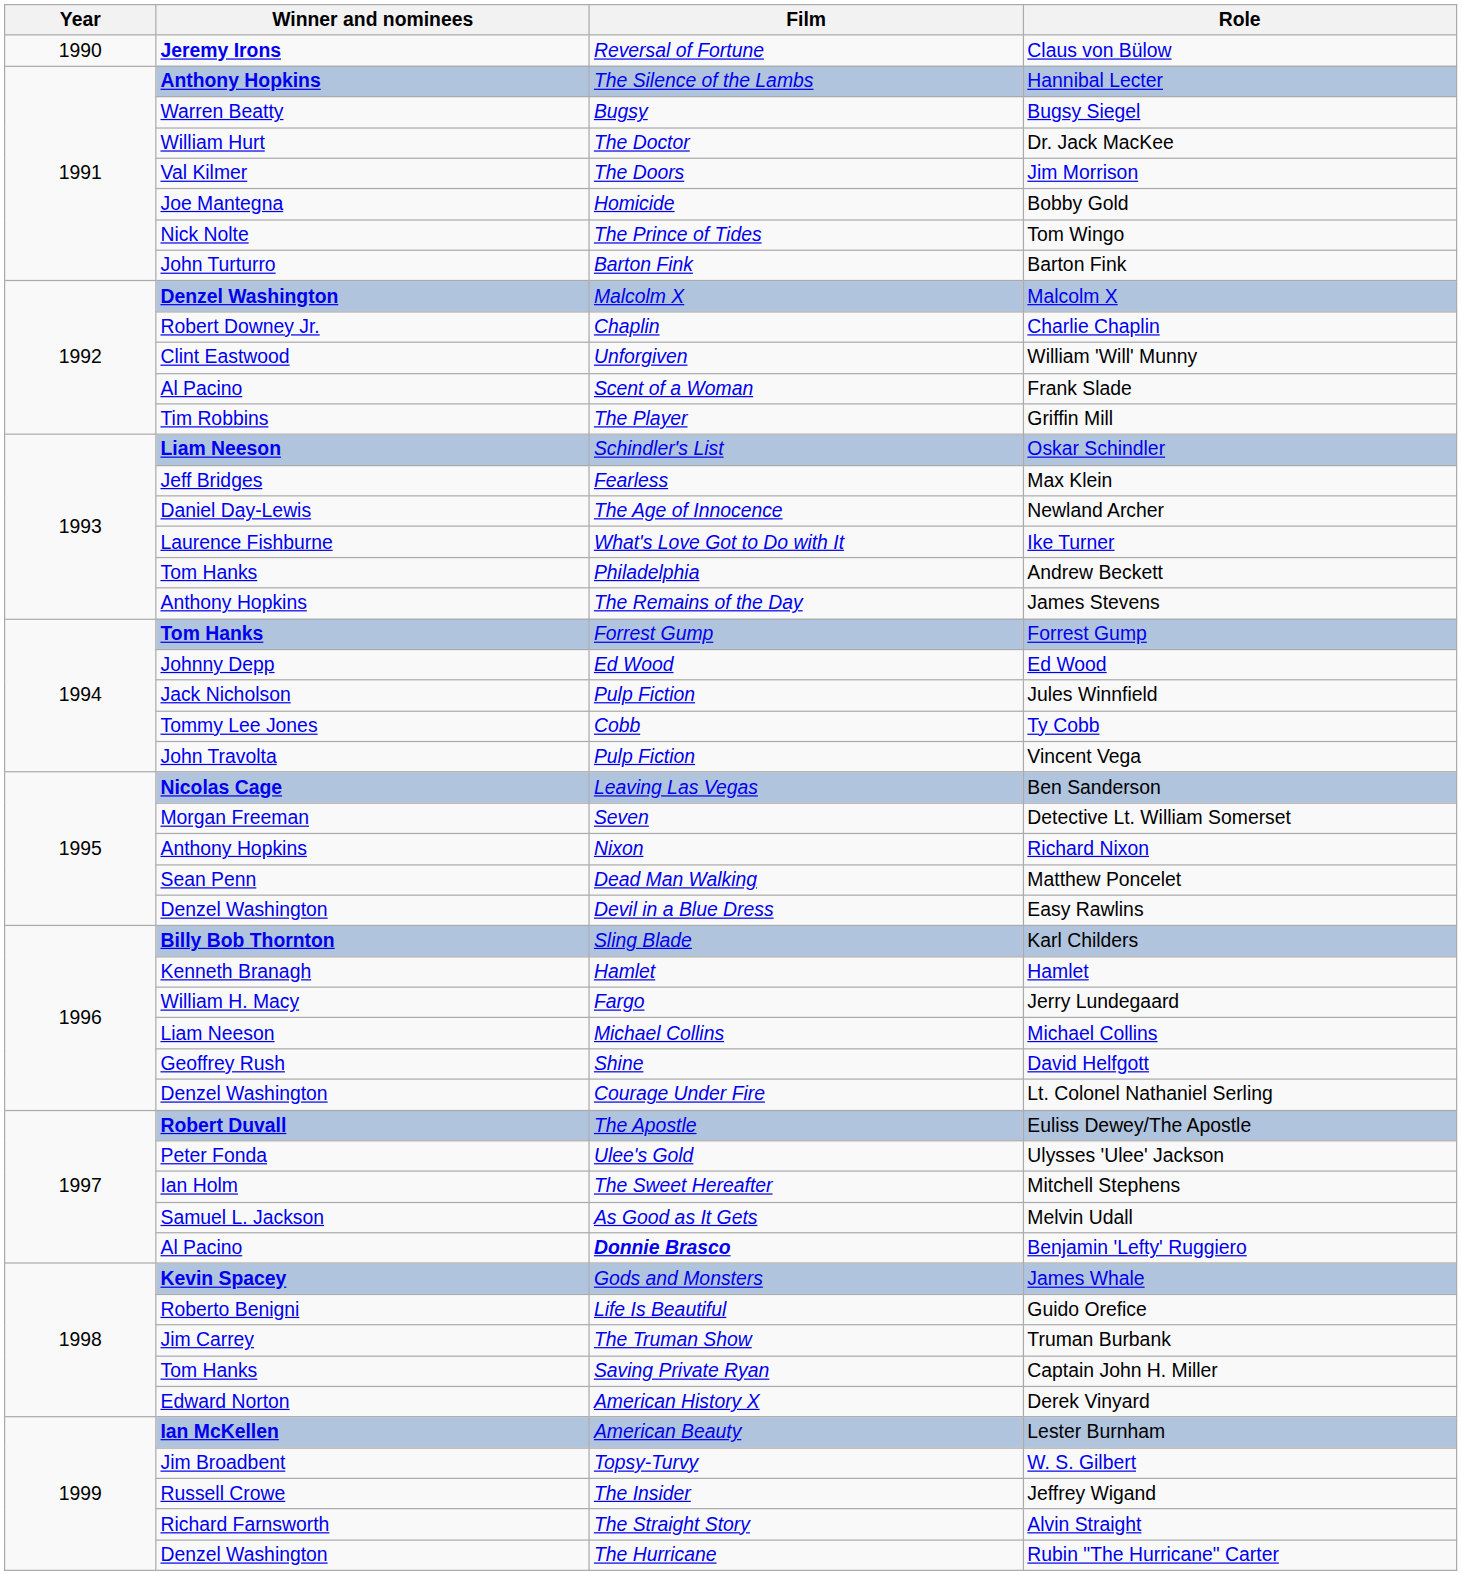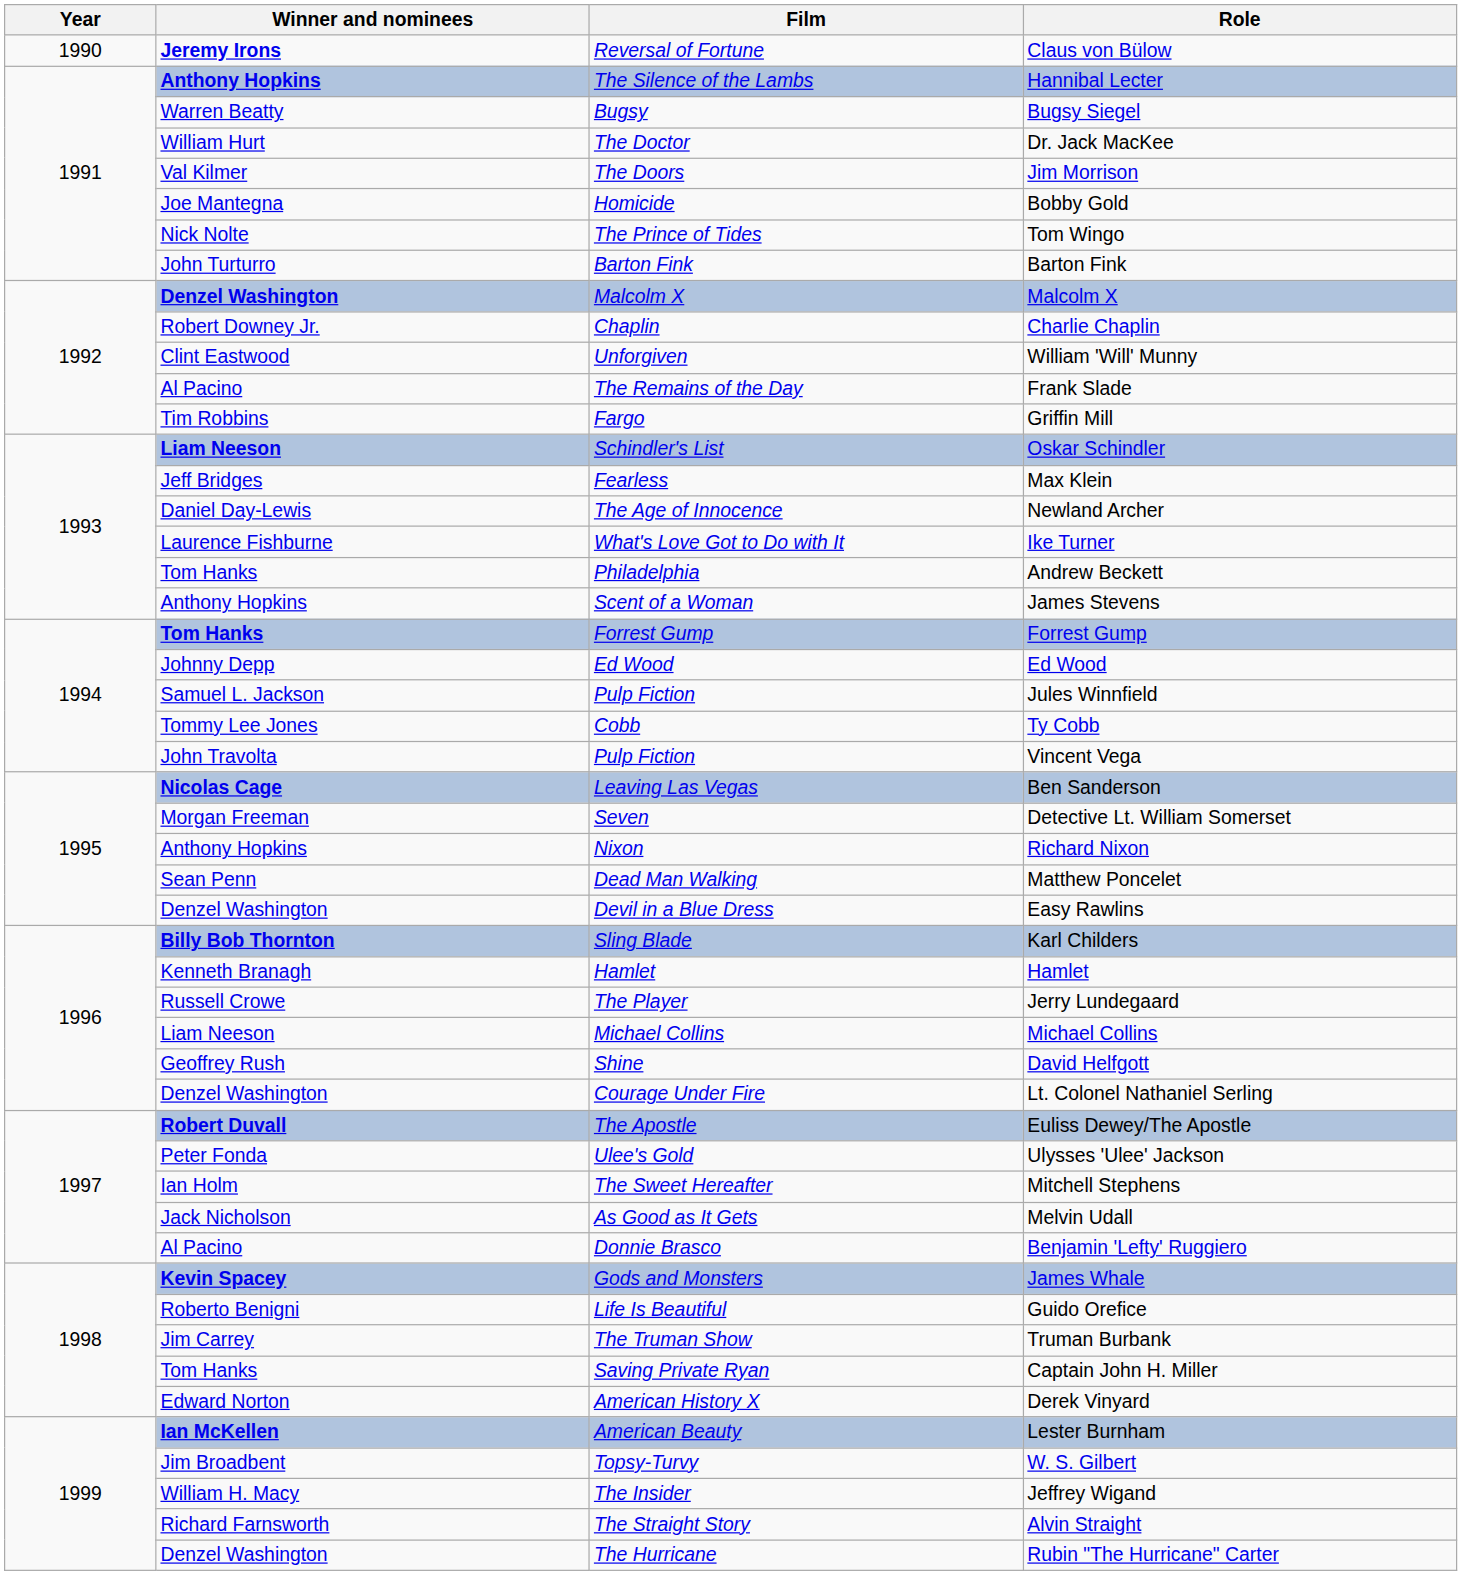(674, 388) Scent of a Woman -> (698, 388) The Remains of the Day
(641, 419) The Player -> (619, 419) Fargo
(698, 603) The Remains of the Day -> (674, 603) Scent of a Woman
(226, 695) Jack Nicholson -> (242, 695) Samuel L. Jackson
(230, 1002) William H. Macy -> (223, 1002) Russell Crowe
(619, 1002) Fargo -> (641, 1002) The Player
(242, 1217) Samuel L. Jackson -> (226, 1217) Jack Nicholson
(662, 1248) bold -> (657, 1248) normal
(223, 1493) Russell Crowe -> (230, 1493) William H. Macy
